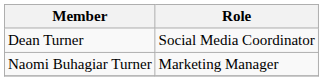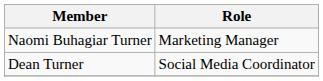rows swapped: (80, 64) <-> (46, 40)
